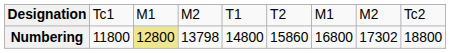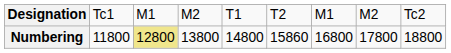(200, 37) 13798 -> (200, 37) 13800
(378, 37) 17302 -> (378, 37) 17800
